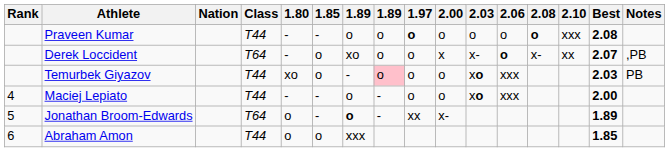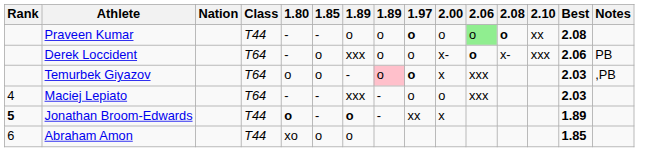- column: (482, 14)
(503, 34) no background -> (473, 34) lightgreen background
(571, 34) xxx -> (537, 34) xx
(353, 55) xo -> (355, 55) xxx
(441, 55) x -> (444, 55) x-
(568, 55) xx -> (540, 55) xxx
(605, 55) 2.07 -> (574, 55) 2.06
(636, 55) ,PB -> (604, 55) PB
(255, 75) T44 -> (255, 75) T64
(291, 75) xo -> (288, 75) o
(411, 75) normal -> (411, 75) bold
(442, 75) o -> (441, 75) x
(635, 75) PB -> (606, 75) ,PB
(255, 95) T44 -> (255, 95) T64
(349, 95) o -> (355, 95) xxx
(605, 95) 2.00 -> (574, 95) 2.03
(11, 116) normal -> (11, 116) bold
(255, 116) T64 -> (255, 116) T44
(288, 116) normal -> (288, 116) bold
(444, 116) x- -> (441, 116) x
(288, 136) o -> (291, 136) xo
(355, 136) xxx -> (349, 136) o
